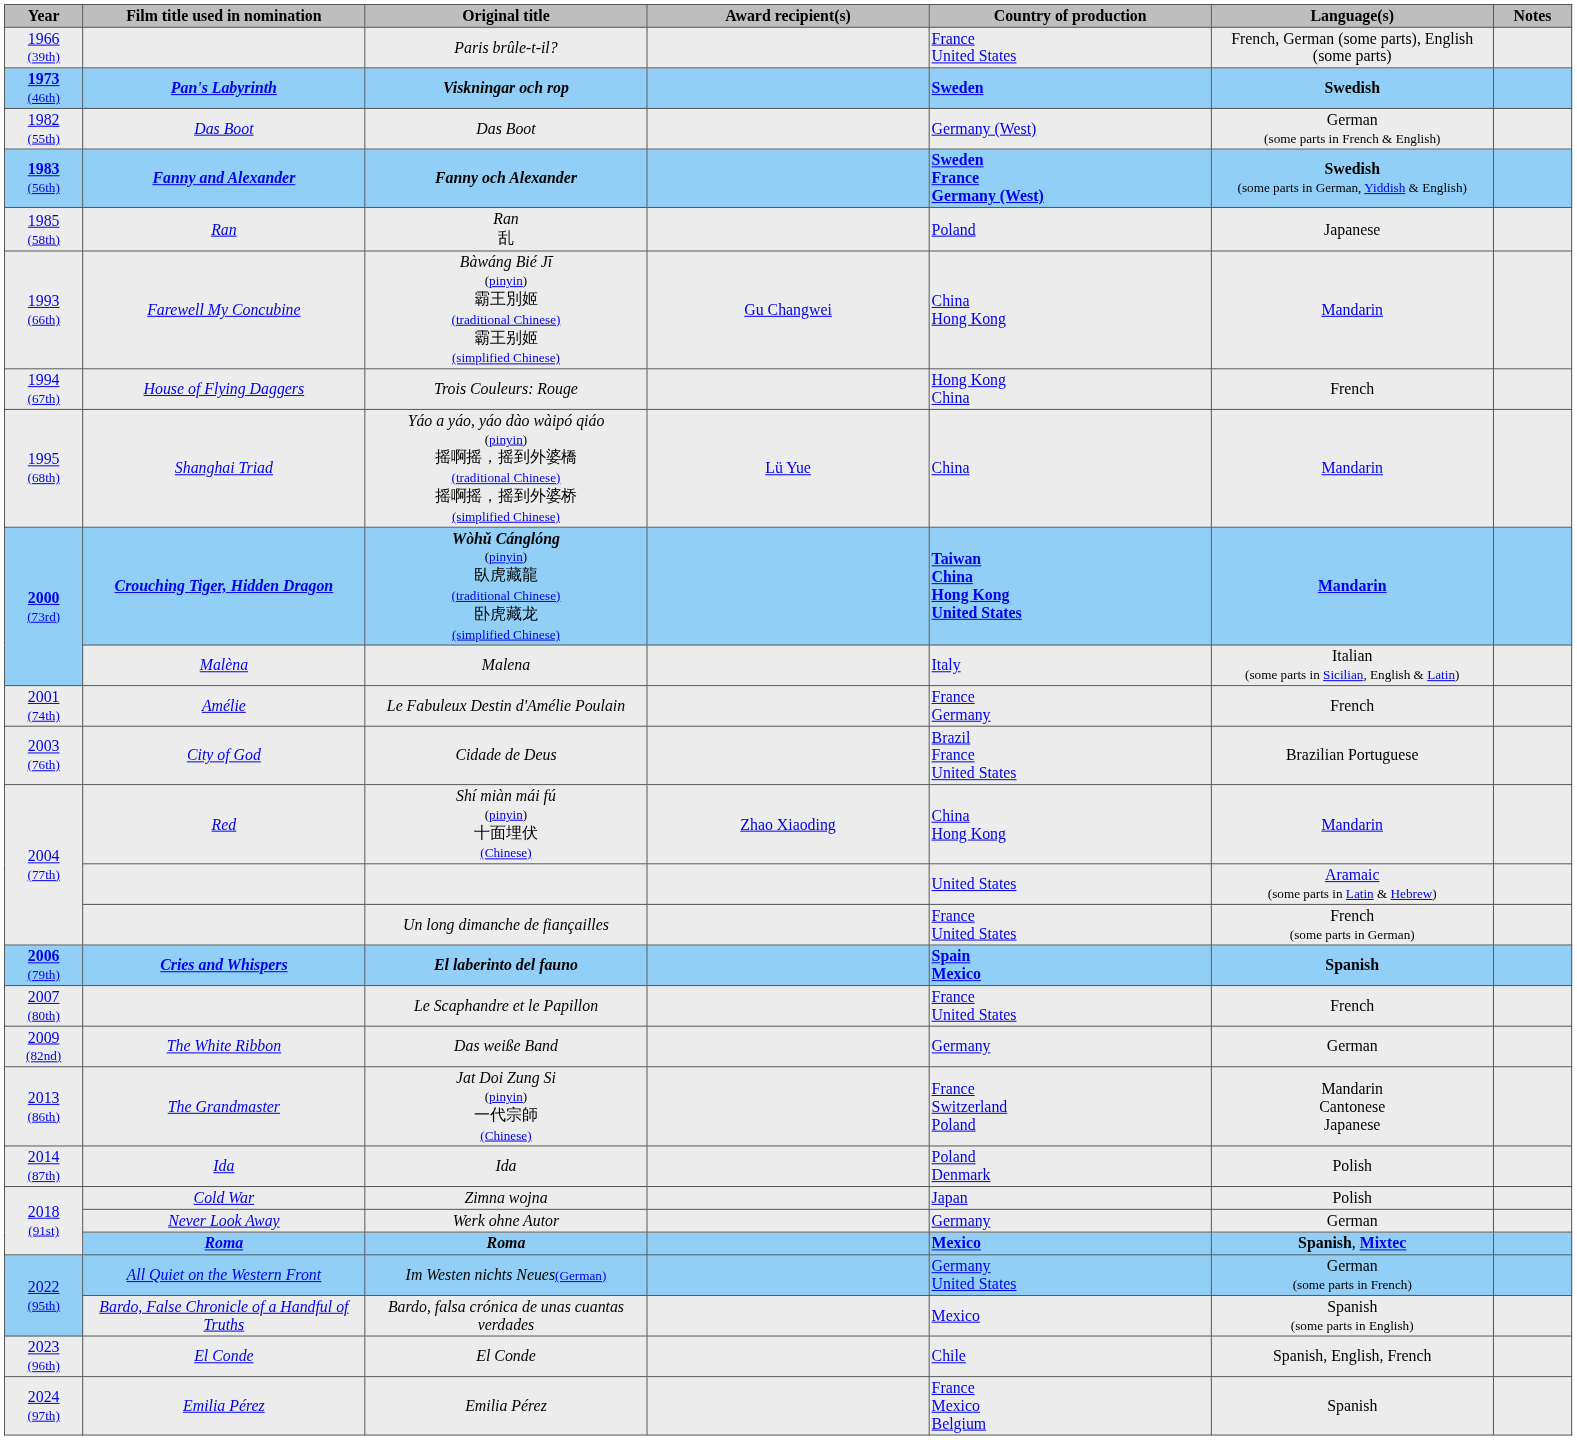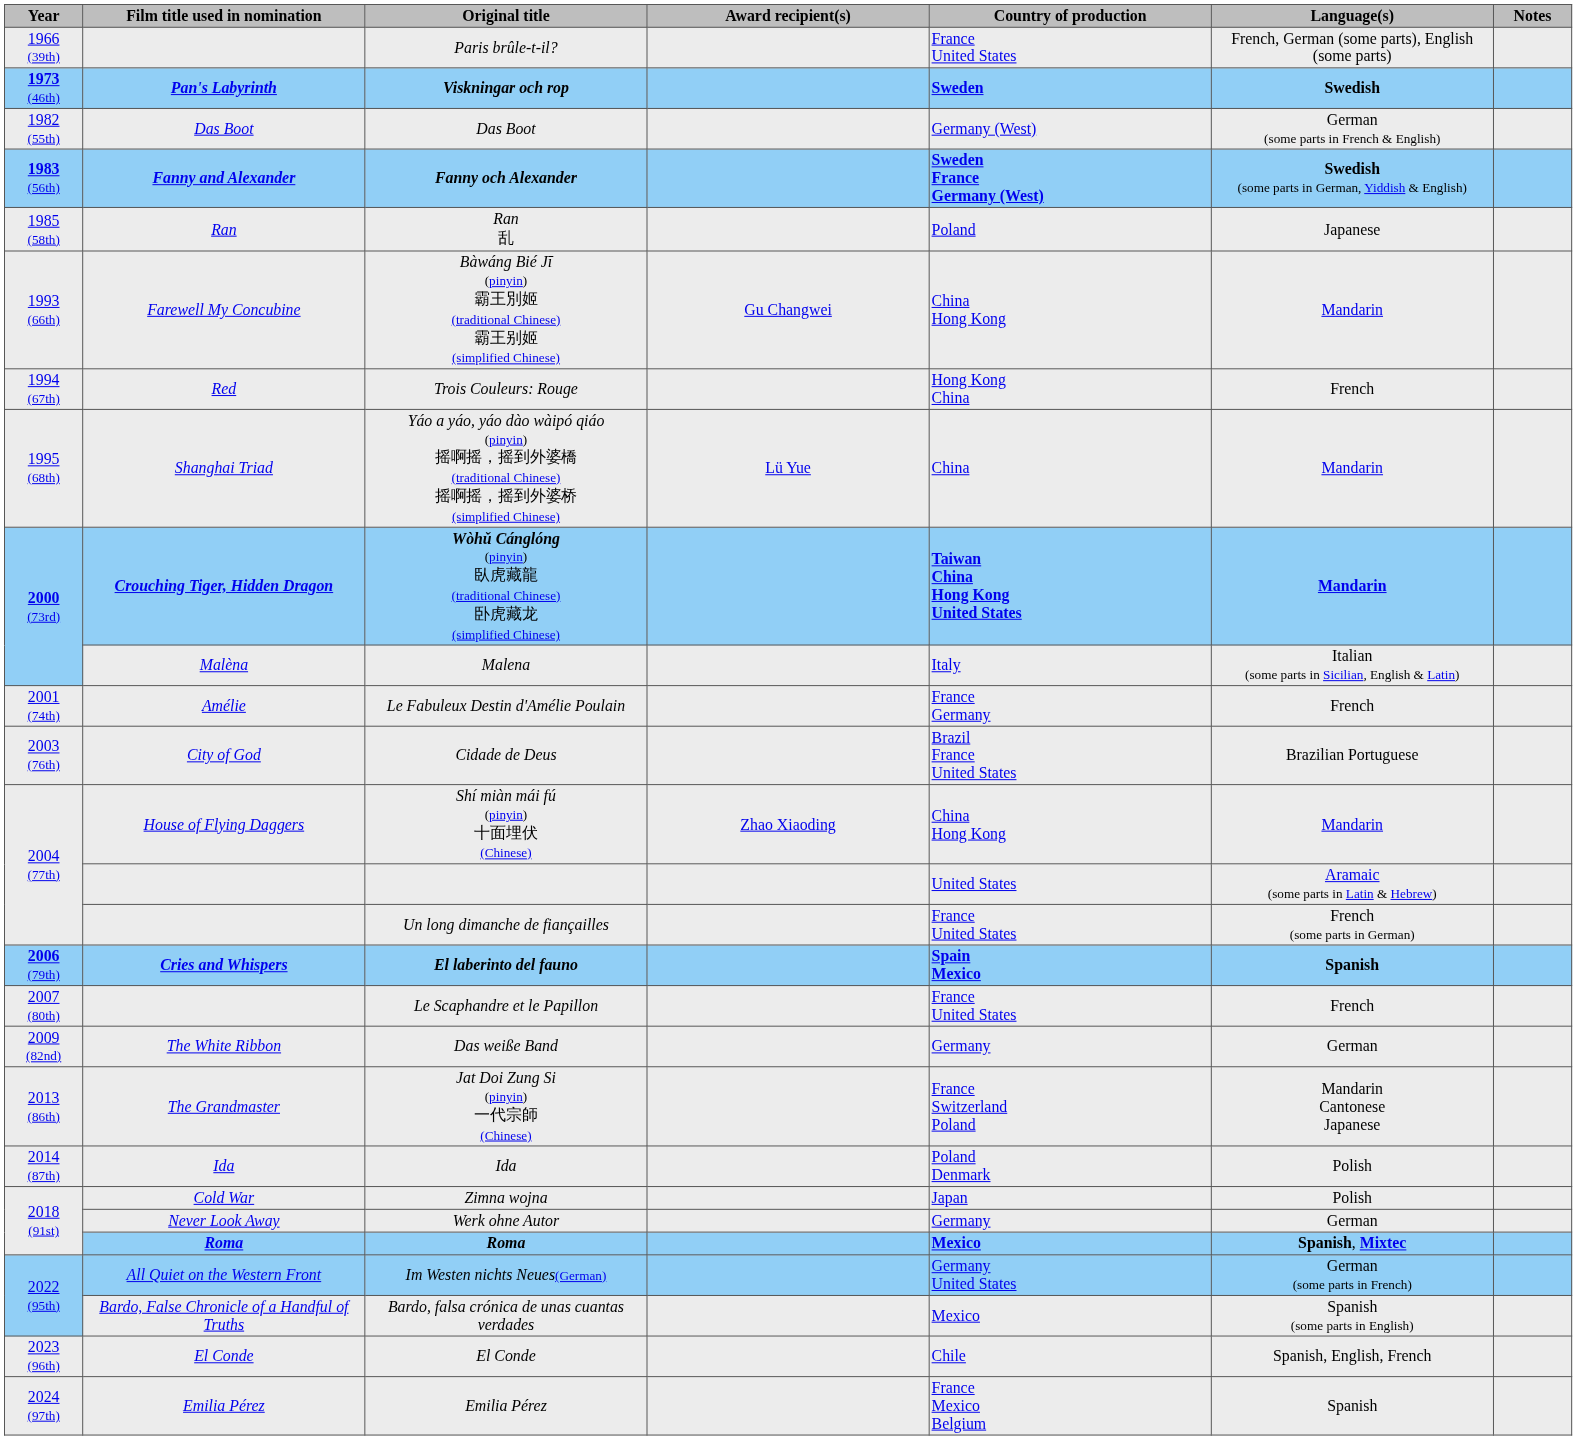(224, 389) House of Flying Daggers -> (224, 389) Red
(224, 824) Red -> (224, 824) House of Flying Daggers
